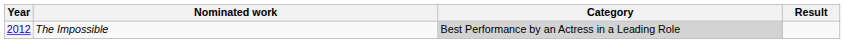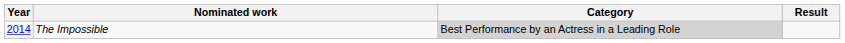(19, 30) 2012 -> (19, 30) 2014
